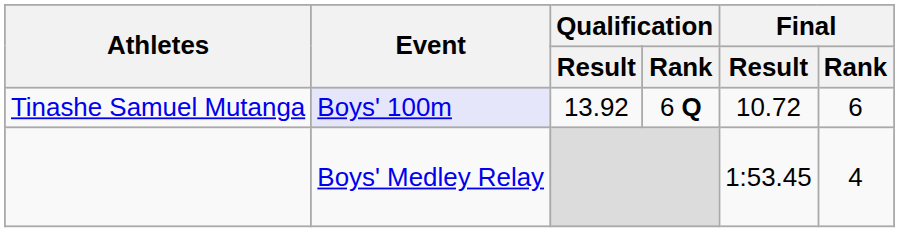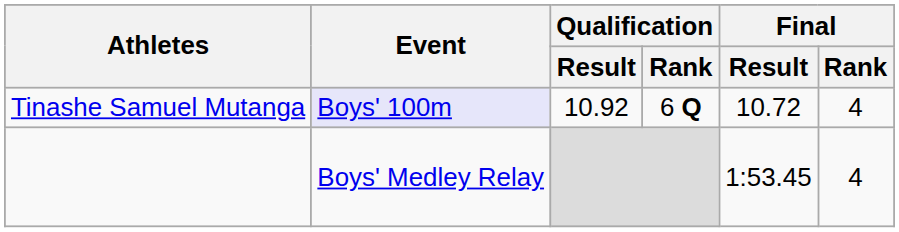(596, 108) 13.92 -> (596, 108) 10.92
(855, 108) 6 -> (855, 108) 4
